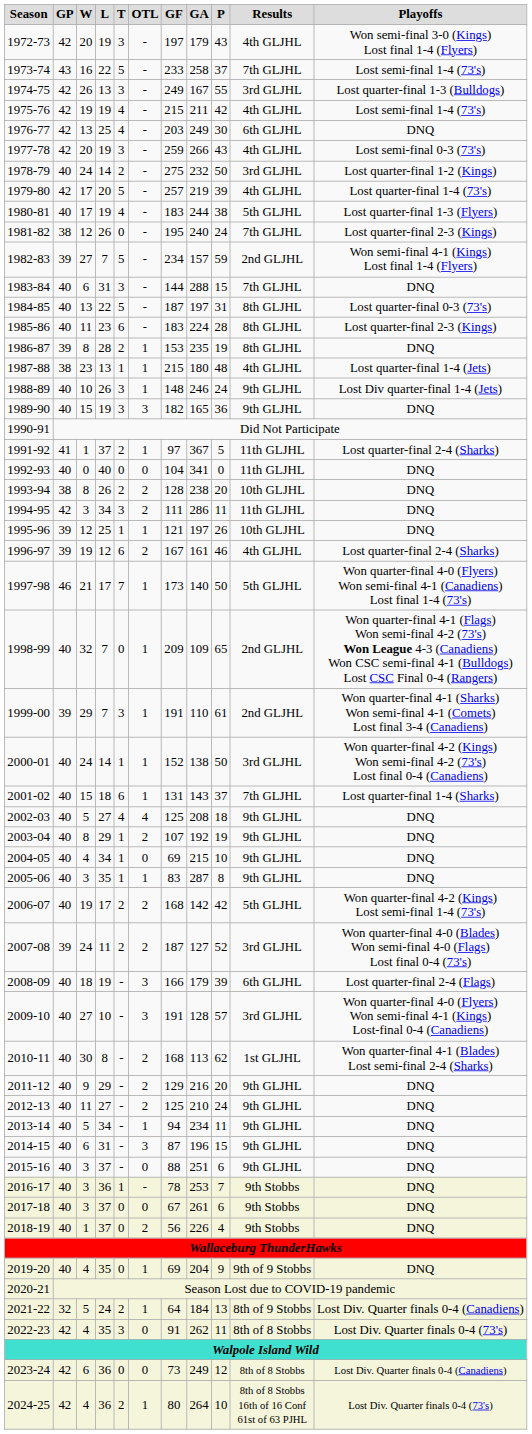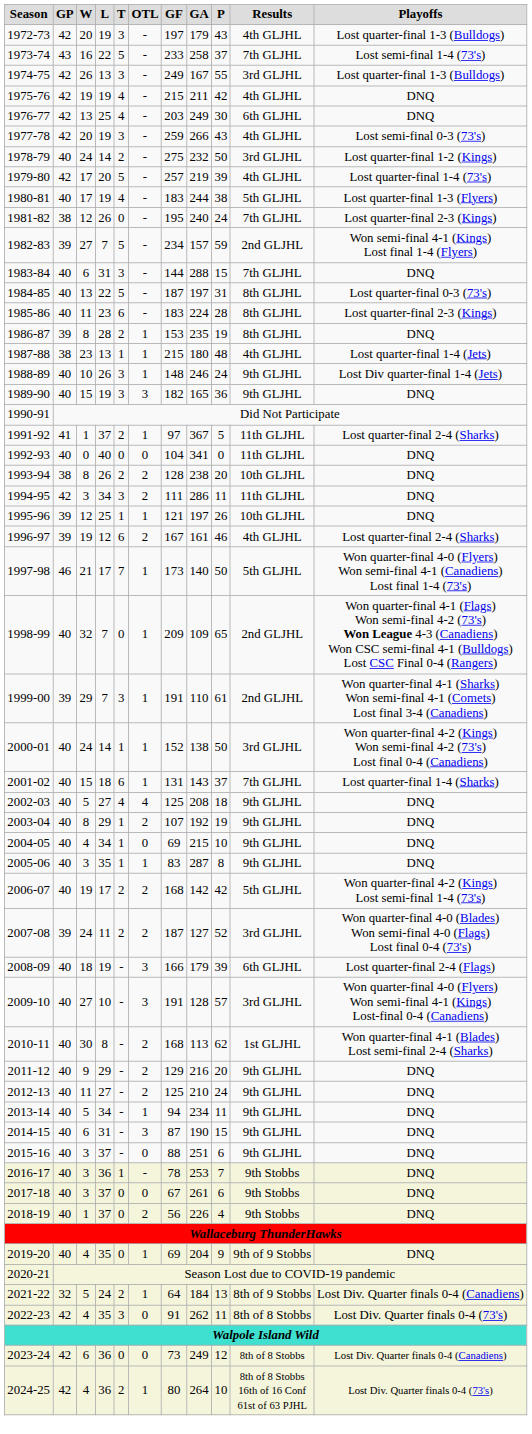(420, 42) Won semi-final 3-0 (Kings) Lost final 1-4 (Flyers) -> (420, 34) Lost quarter-final 1-3 (Bulldogs)
(420, 110) Lost semi-final 1-4 (73's) -> (420, 95) DNQ
(199, 1146) 196 -> (199, 1132) 190
